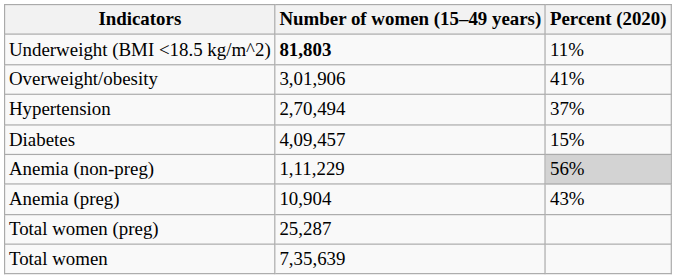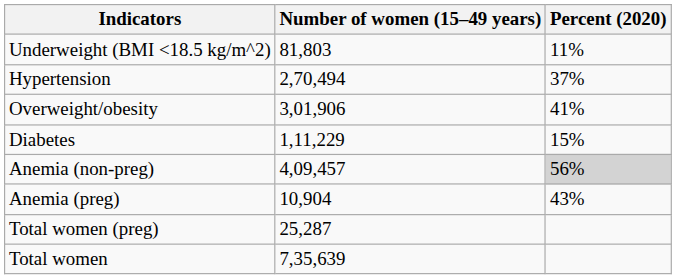(305, 49) bold -> (305, 49) normal
rows swapped: (83, 79) <-> (60, 109)
(312, 139) 4,09,457 -> (312, 139) 1,11,229
(312, 169) 1,11,229 -> (312, 169) 4,09,457
